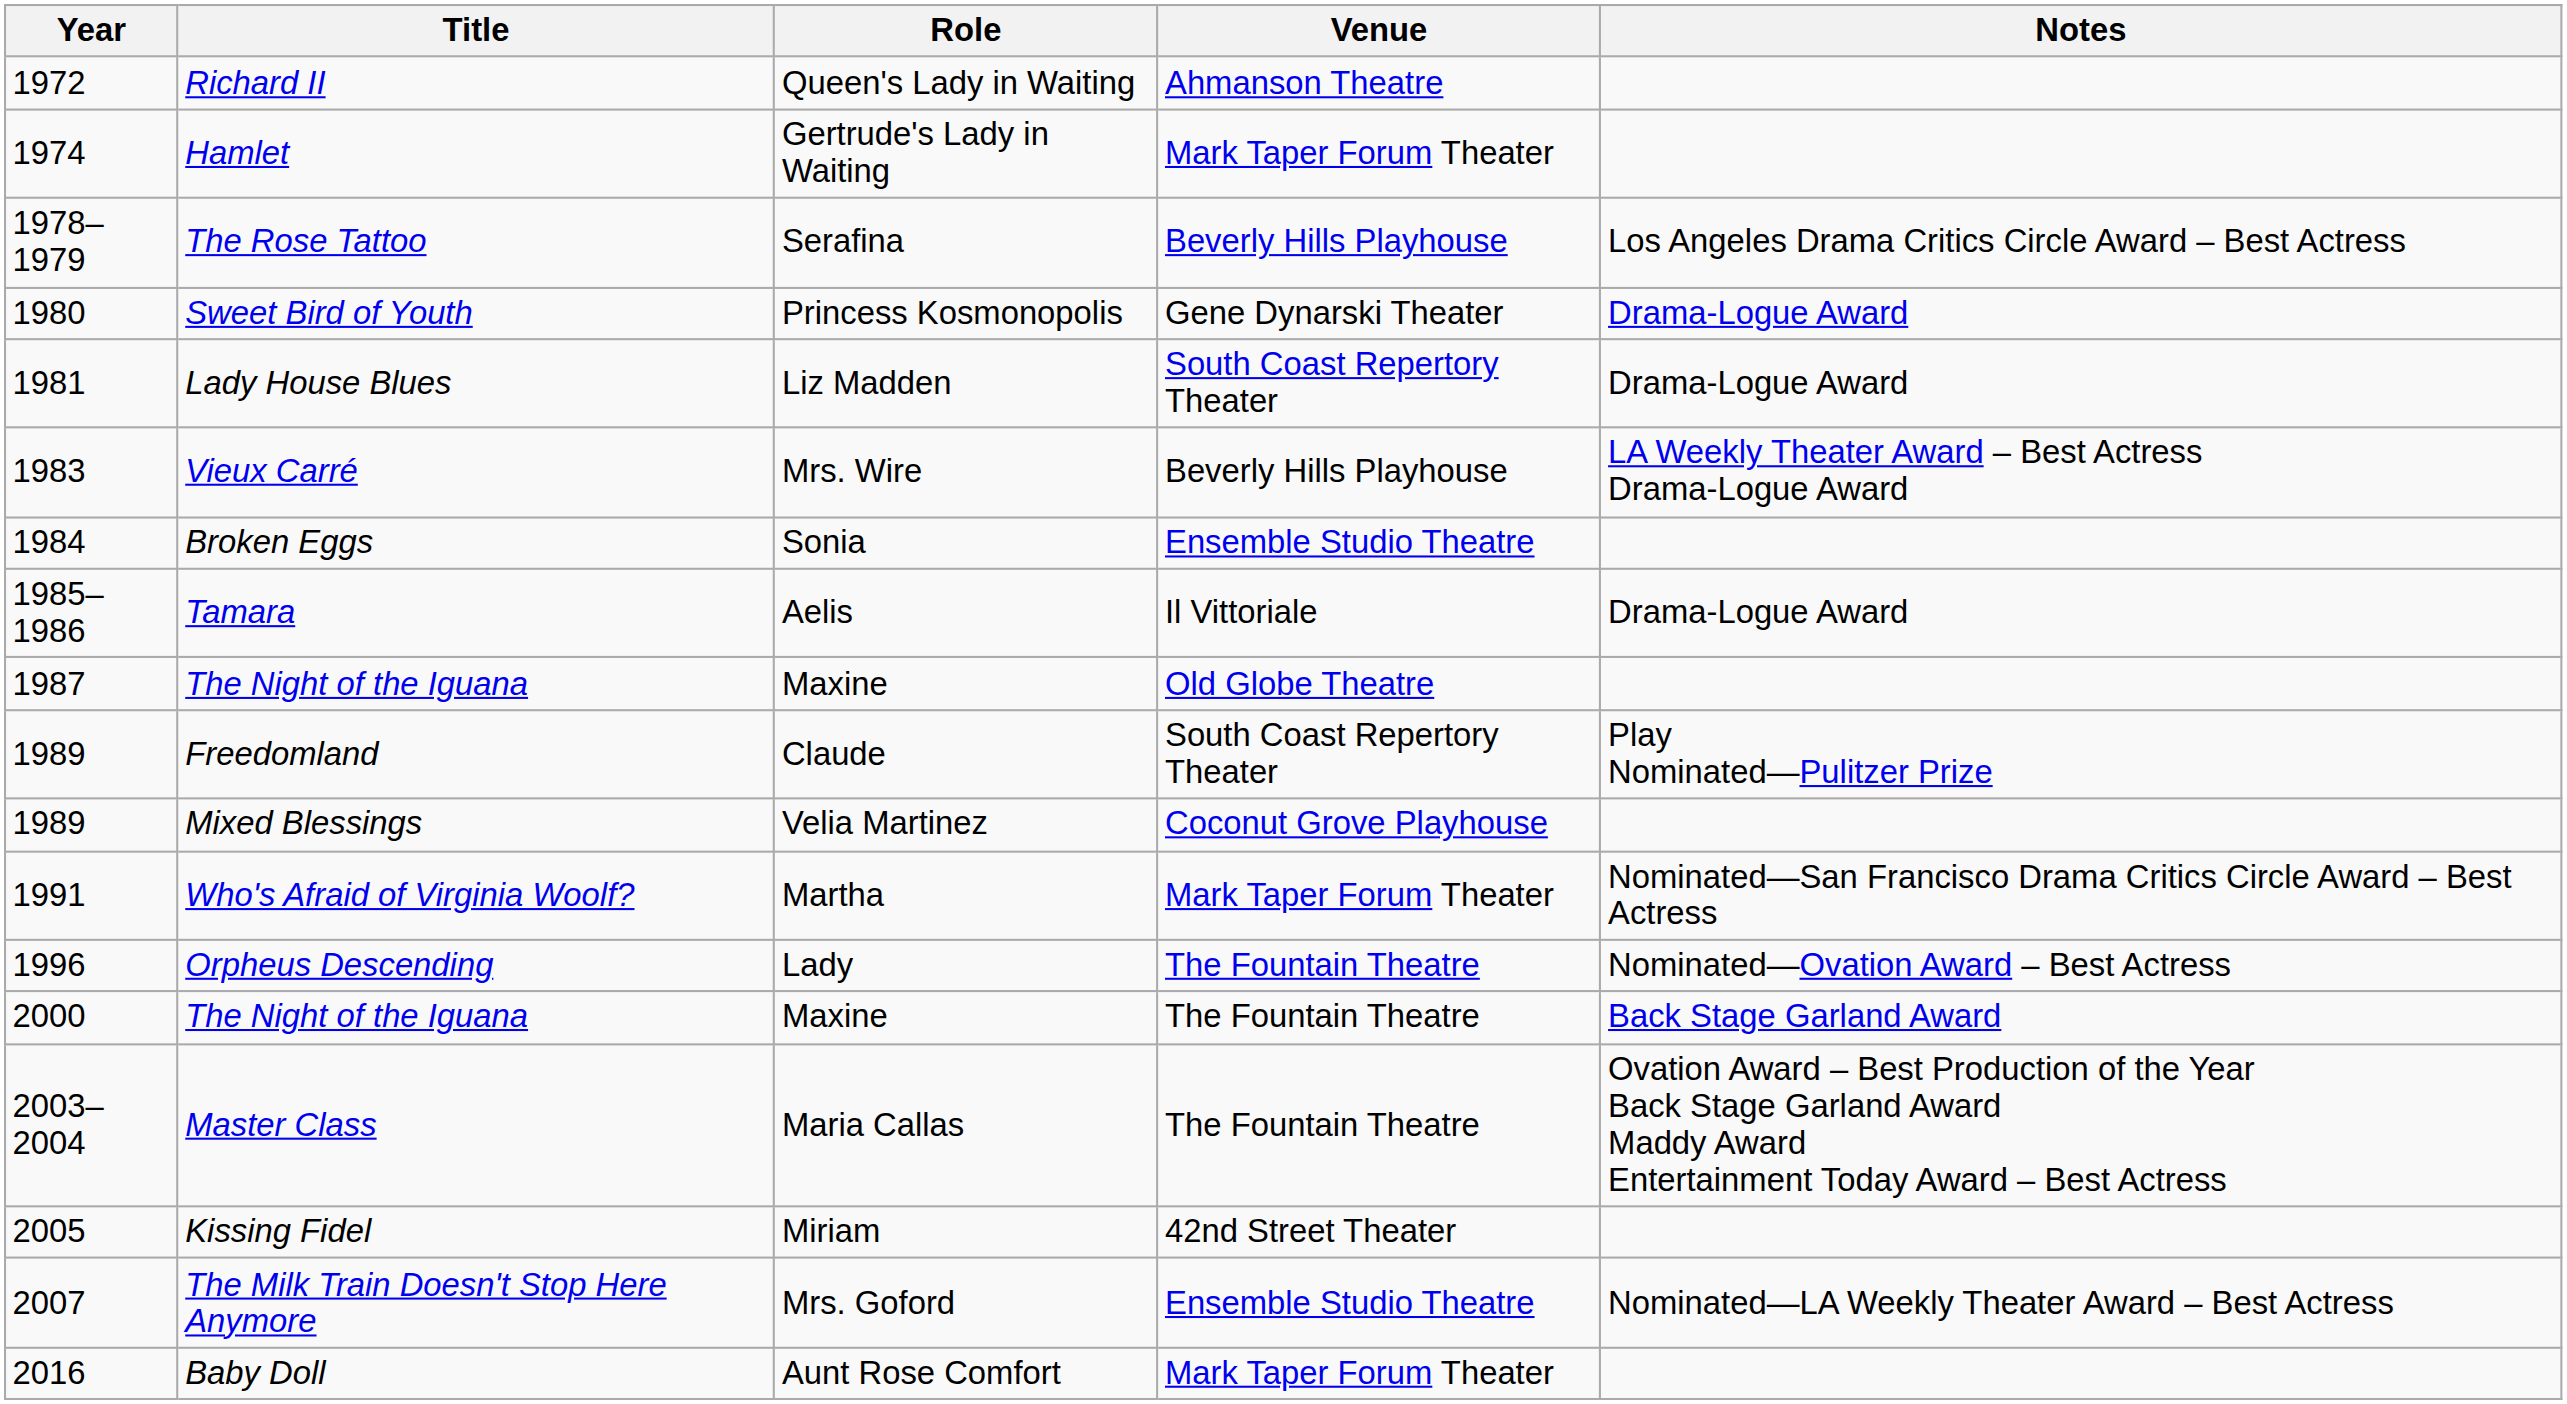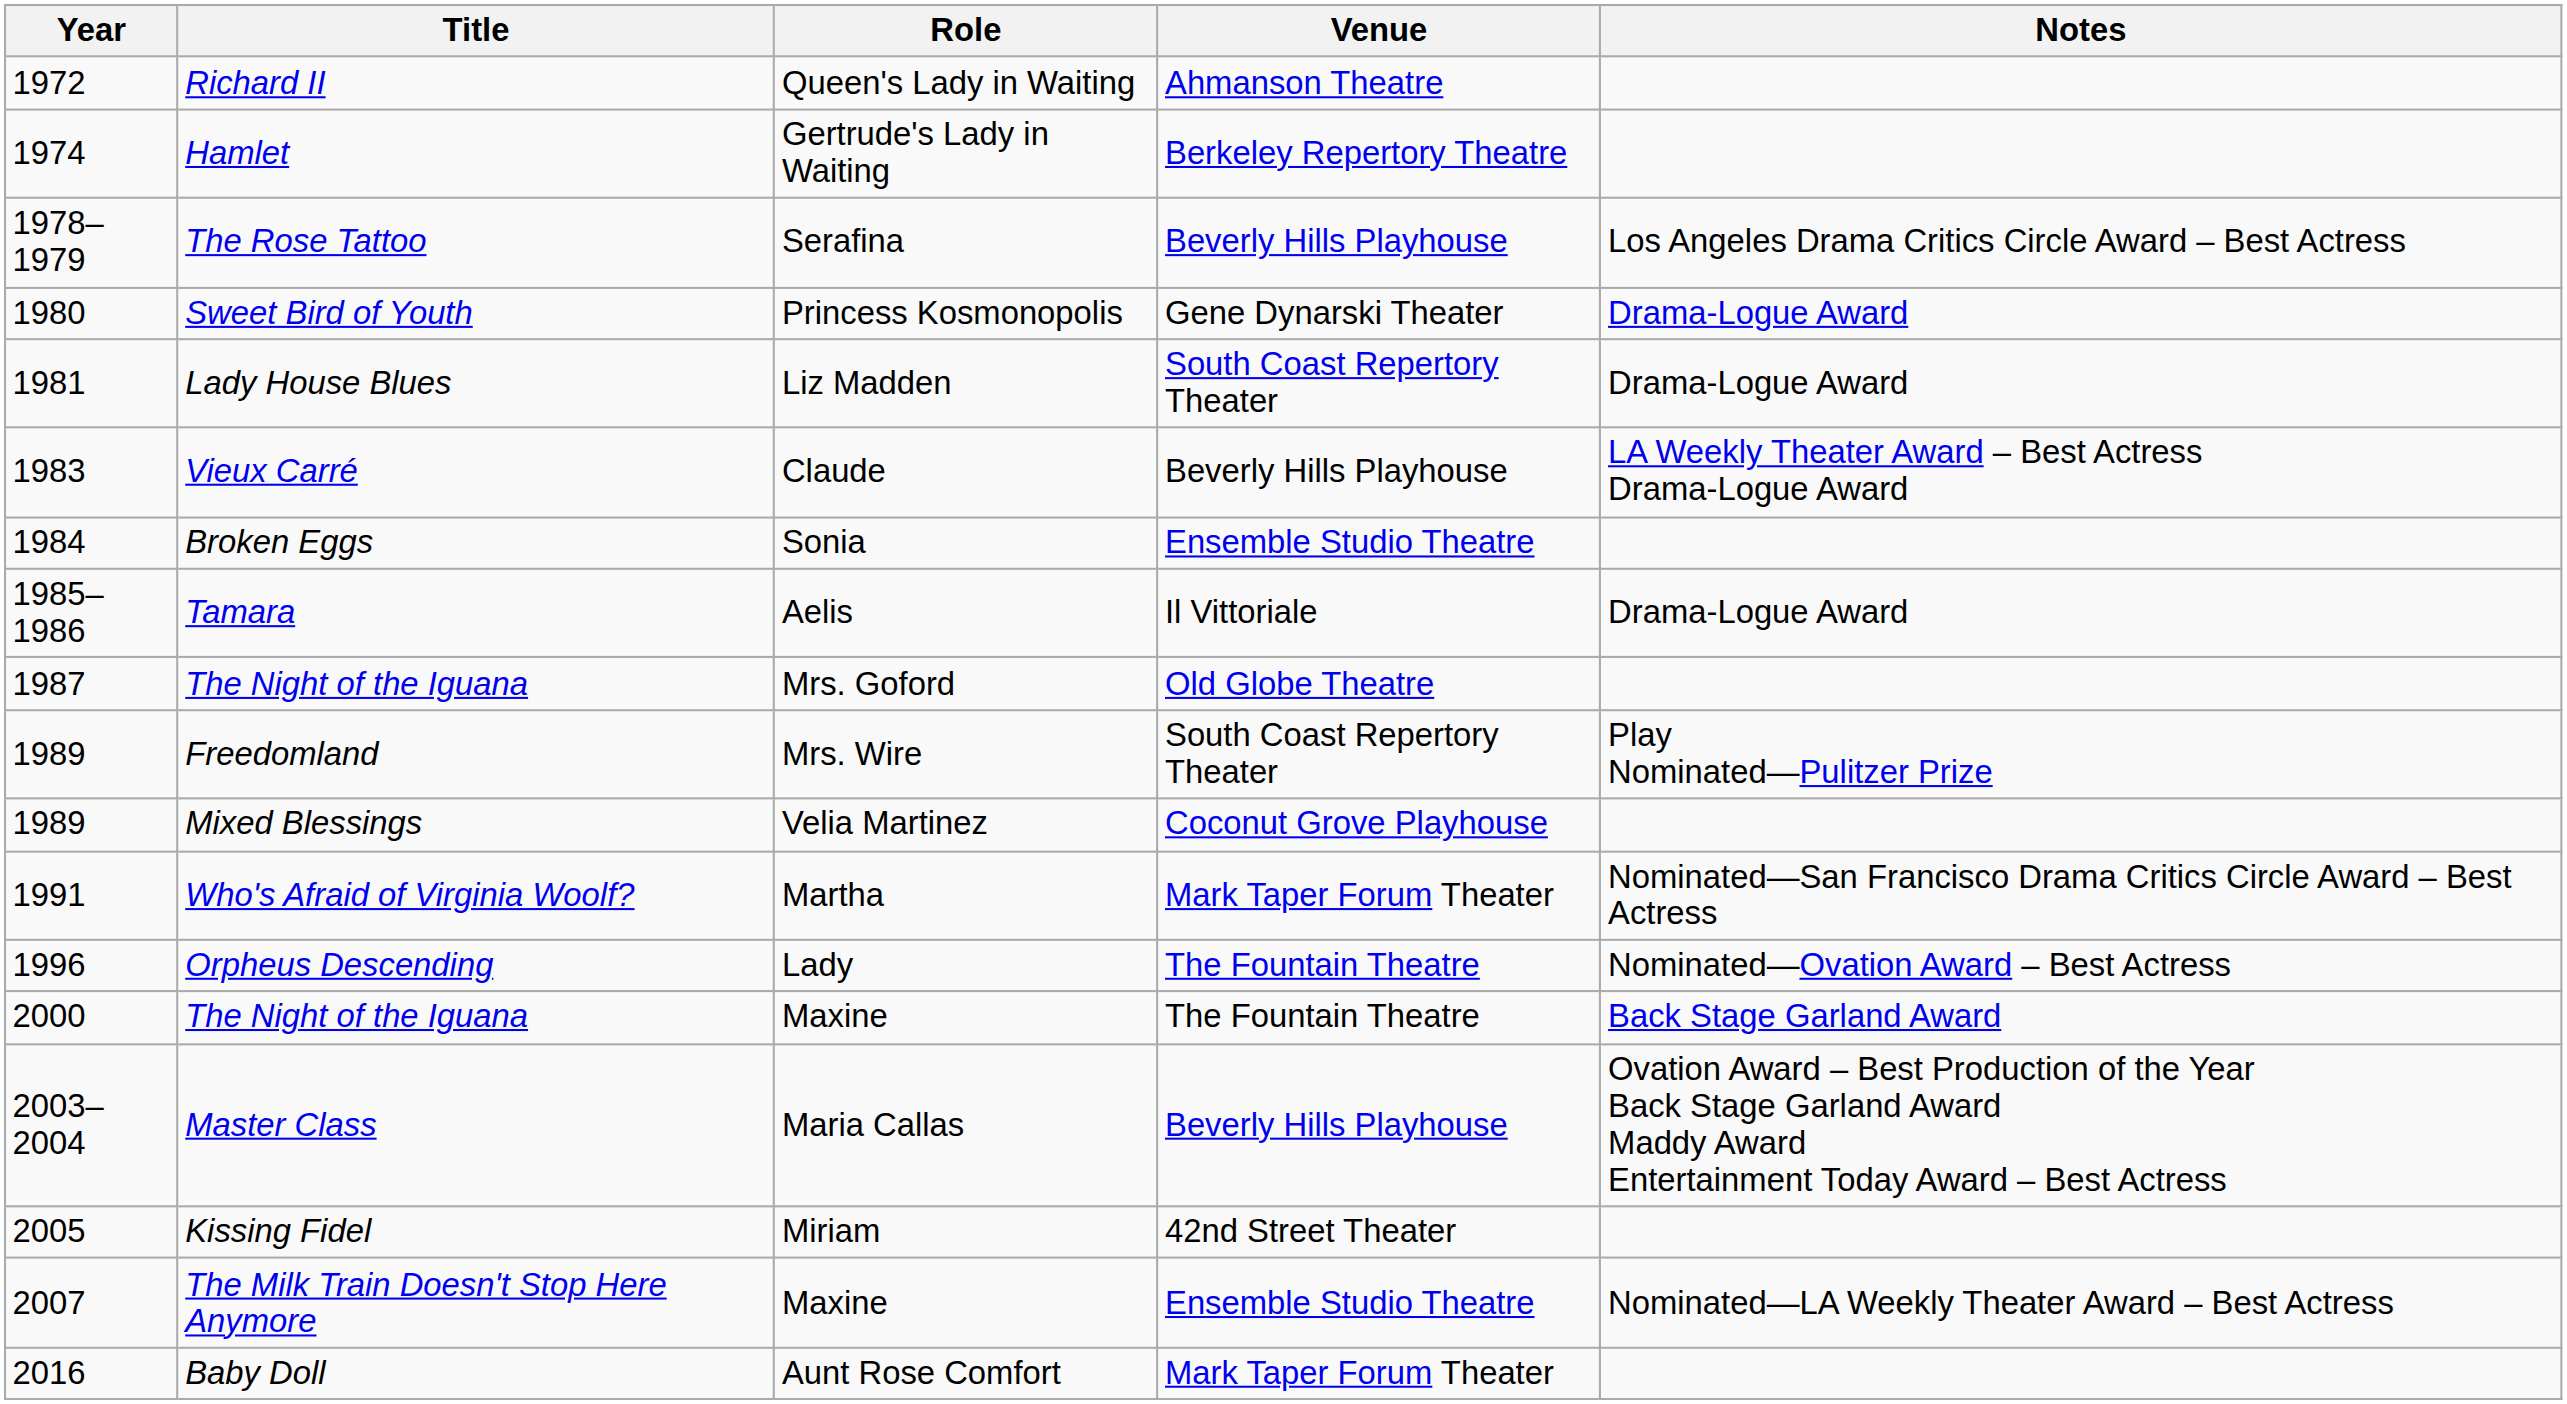(1359, 152) Mark Taper Forum Theater -> (1366, 152) Berkeley Repertory Theatre
(852, 471) Mrs. Wire -> (834, 471) Claude
(835, 683) Maxine -> (868, 683) Mrs. Goford
(834, 753) Claude -> (852, 753) Mrs. Wire
(1322, 1124) The Fountain Theatre -> (1336, 1124) Beverly Hills Playhouse
(868, 1302) Mrs. Goford -> (835, 1302) Maxine
